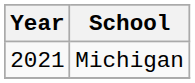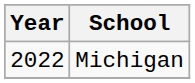(37, 60) 2021 -> (37, 60) 2022
